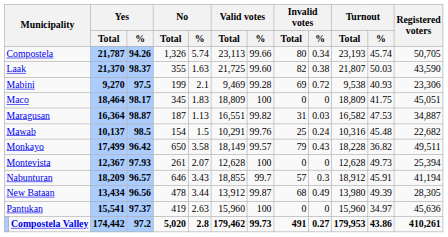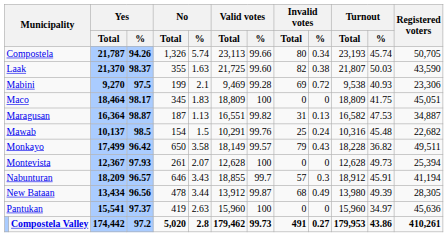(321, 116) 0.03 -> (321, 116) 0.13
